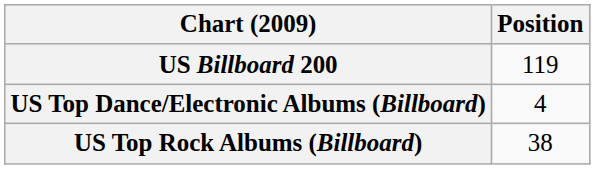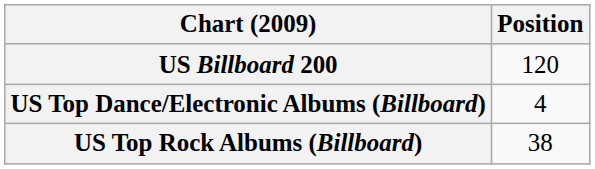(540, 63) 119 -> (540, 63) 120
